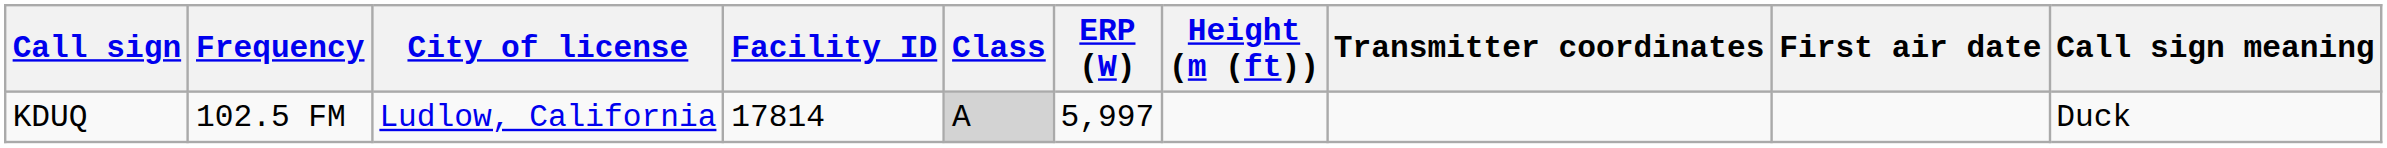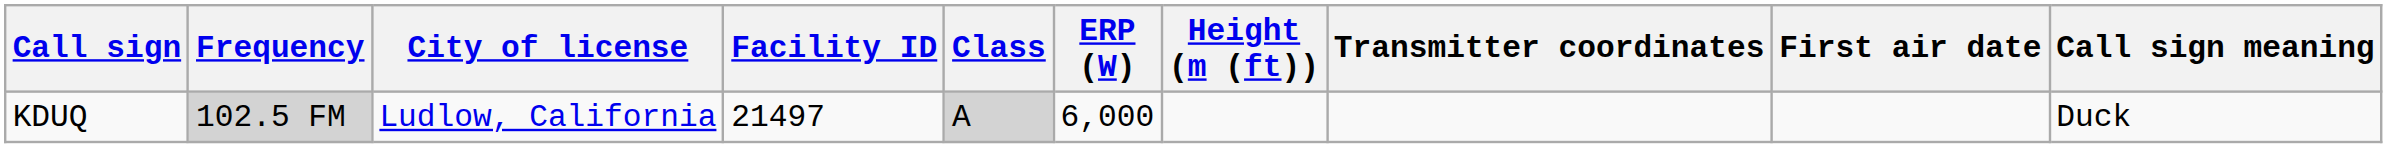(271, 117) no background -> (271, 117) lightgrey background
(778, 117) 17814 -> (778, 117) 21497
(1107, 117) 5,997 -> (1107, 117) 6,000
